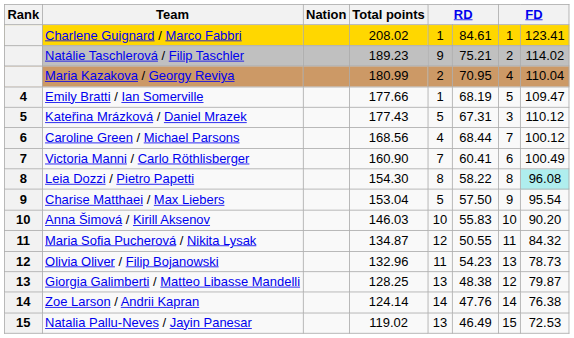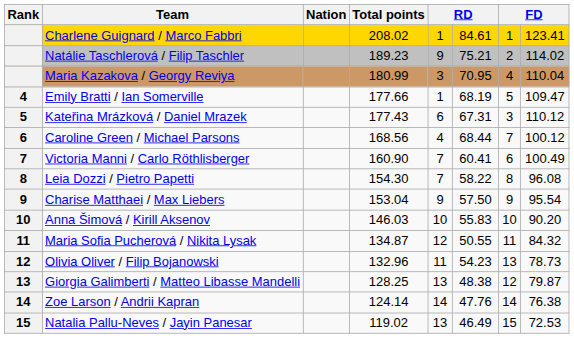(440, 76) 2 -> (440, 76) 3
(440, 117) 5 -> (440, 117) 6
(440, 179) 8 -> (440, 179) 7
(545, 179) paleturquoise background -> (545, 179) no background
(440, 199) 5 -> (440, 199) 9
